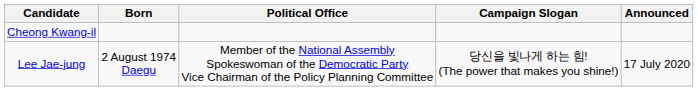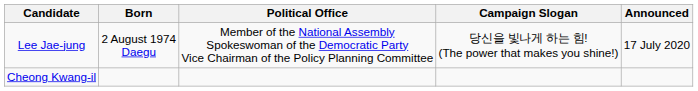rows swapped: (52, 63) <-> (52, 32)
